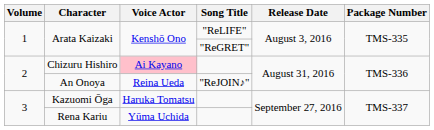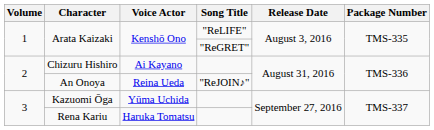(158, 64) pink background -> (158, 64) no background
(158, 99) Haruka Tomatsu -> (158, 99) Yūma Uchida
(158, 116) Yūma Uchida -> (158, 116) Haruka Tomatsu
